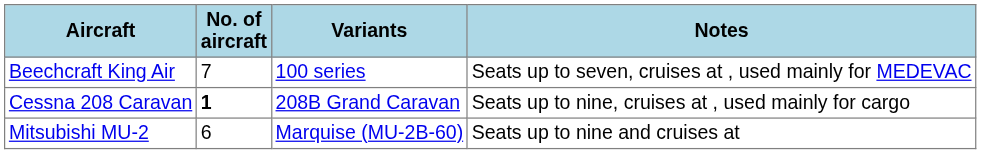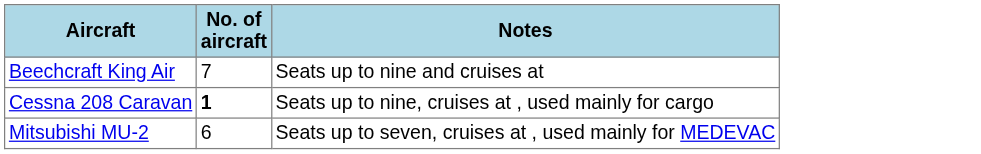- column: (369, 30)
(722, 72) Seats up to seven, cruises at , used mainly for MEDEVAC -> (410, 72) Seats up to nine and cruises at
(606, 133) Seats up to nine and cruises at -> (525, 133) Seats up to seven, cruises at , used mainly for MEDEVAC
